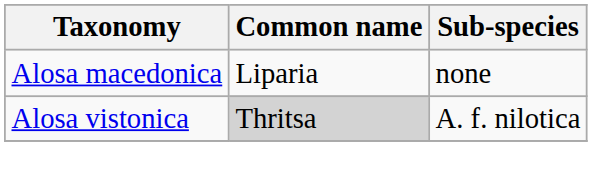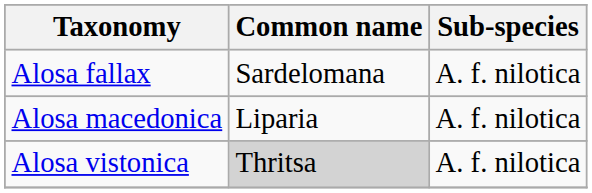+ row: (81, 72)
(463, 72) none -> (508, 118) A. f. nilotica
